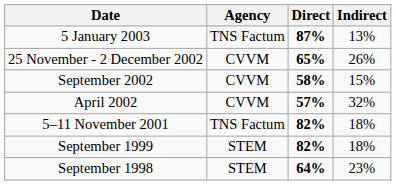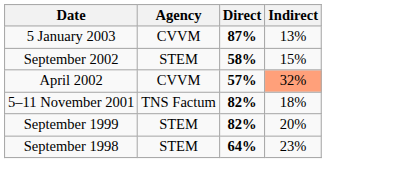(247, 36) TNS Factum -> (179, 36) CVVM
- row: (106, 58)
(247, 80) CVVM -> (179, 58) STEM
(362, 102) no background -> (293, 80) lightsalmon background
(362, 146) 18% -> (293, 124) 20%
